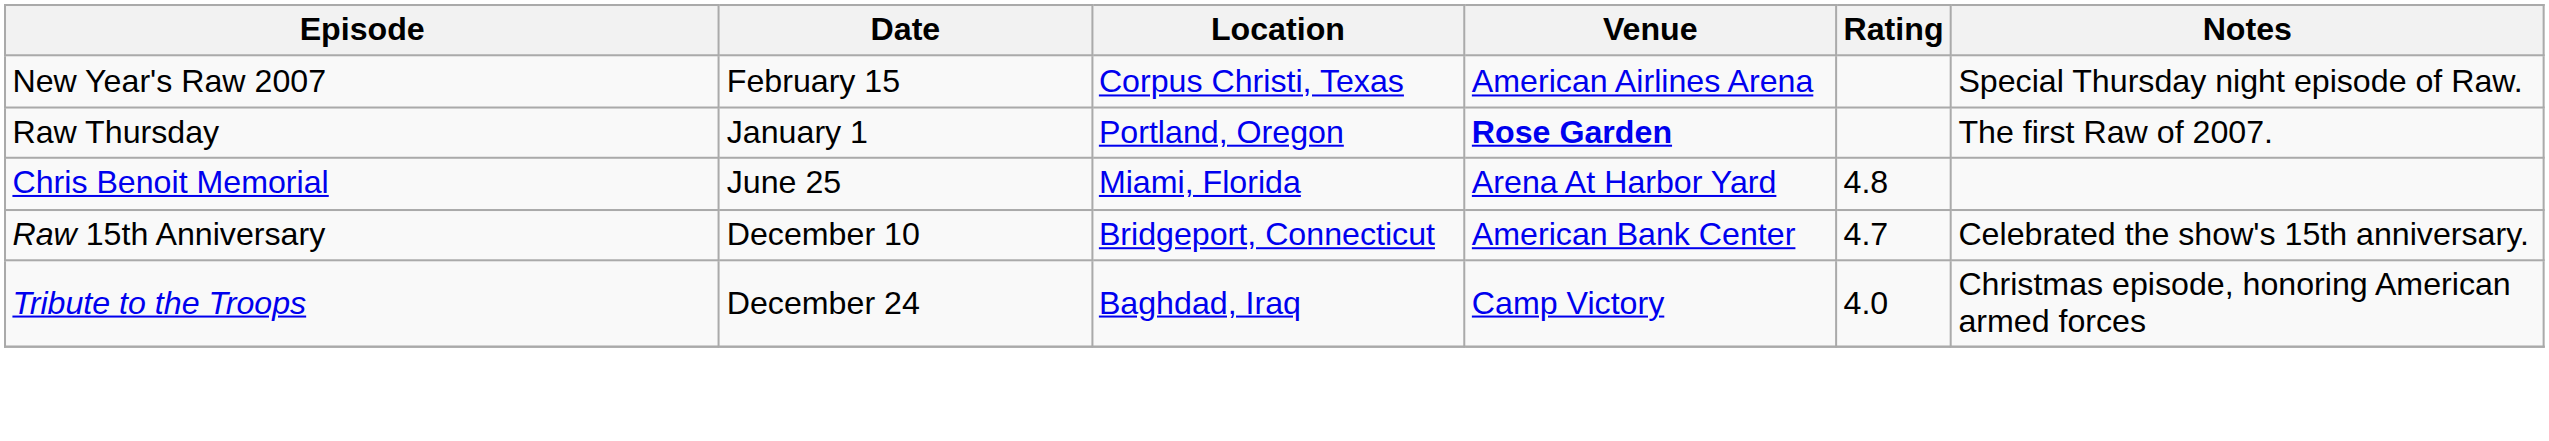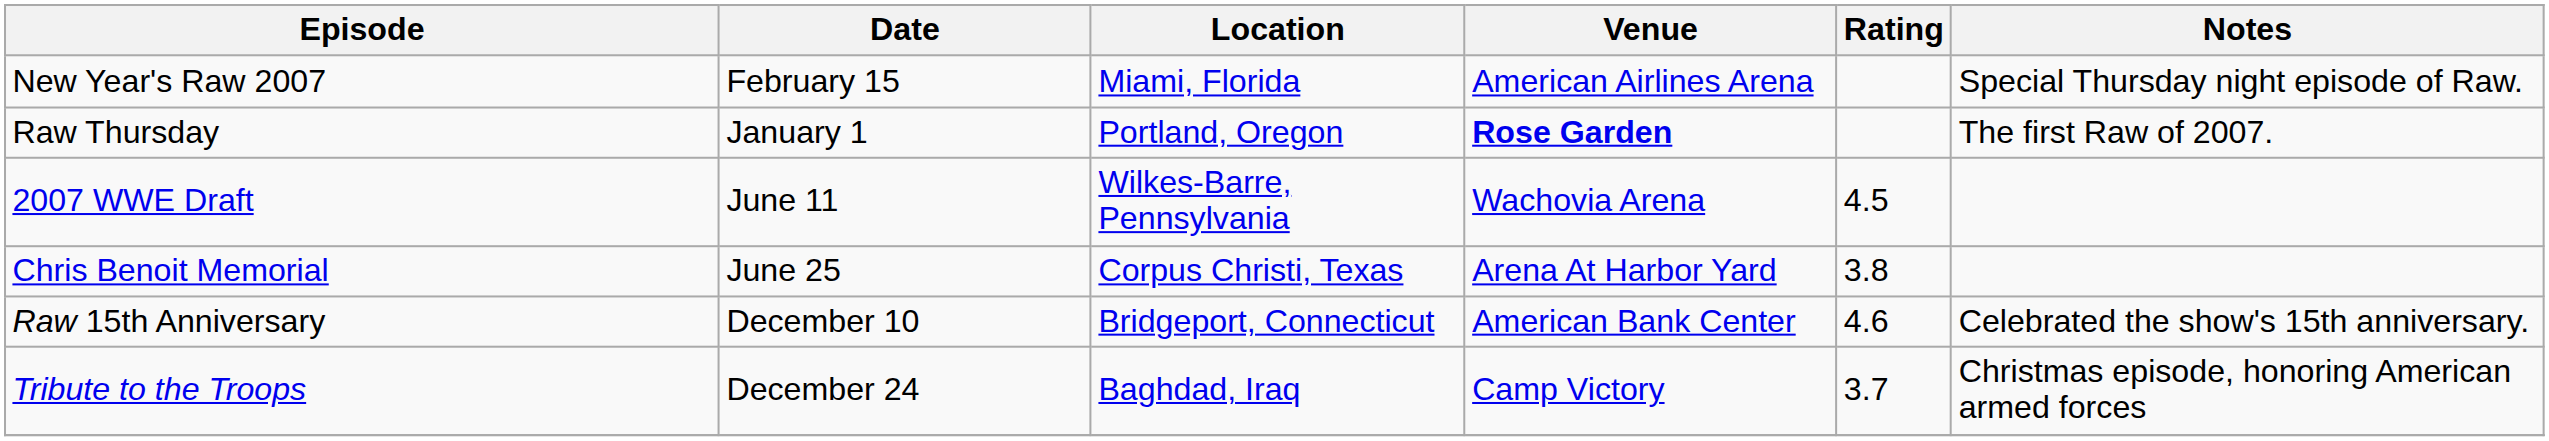(1251, 81) Corpus Christi, Texas -> (1199, 81) Miami, Florida
+ row: (133, 201)
(1200, 183) Miami, Florida -> (1251, 270) Corpus Christi, Texas
(1866, 183) 4.8 -> (1866, 270) 3.8
(1866, 234) 4.7 -> (1866, 321) 4.6
(1866, 303) 4.0 -> (1866, 390) 3.7
